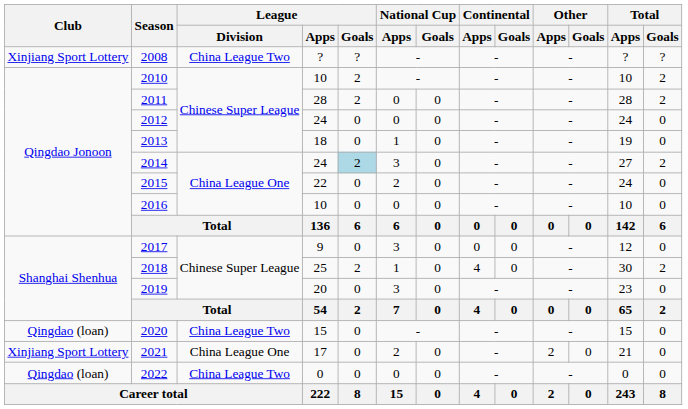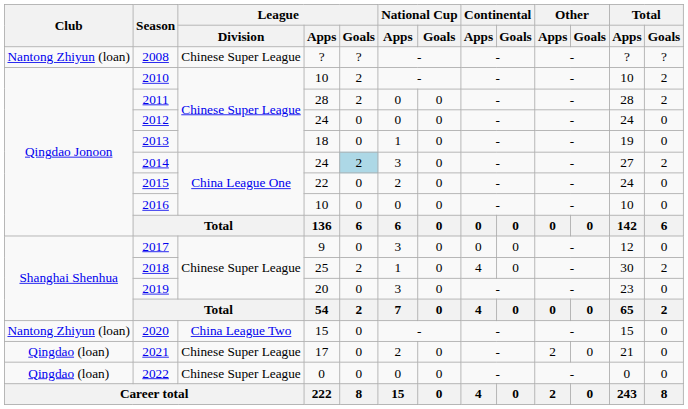(68, 57) Xinjiang Sport Lottery -> (69, 57) Nantong Zhiyun (loan)
(240, 57) China League Two -> (241, 57) Chinese Super League
(68, 330) Qingdao (loan) -> (69, 330) Nantong Zhiyun (loan)
(68, 352) Xinjiang Sport Lottery -> (69, 352) Qingdao (loan)
(240, 352) China League One -> (241, 352) Chinese Super League
(240, 373) China League Two -> (241, 373) Chinese Super League
